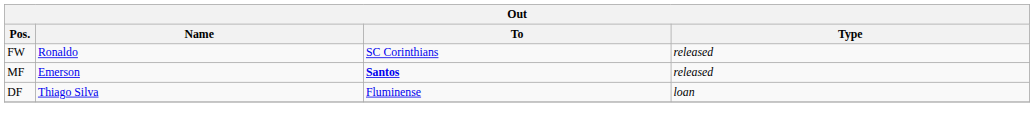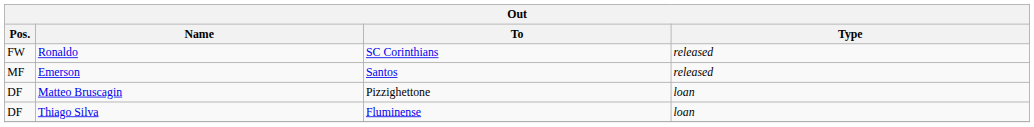(383, 73) bold -> (382, 73) normal
+ row: (80, 92)
